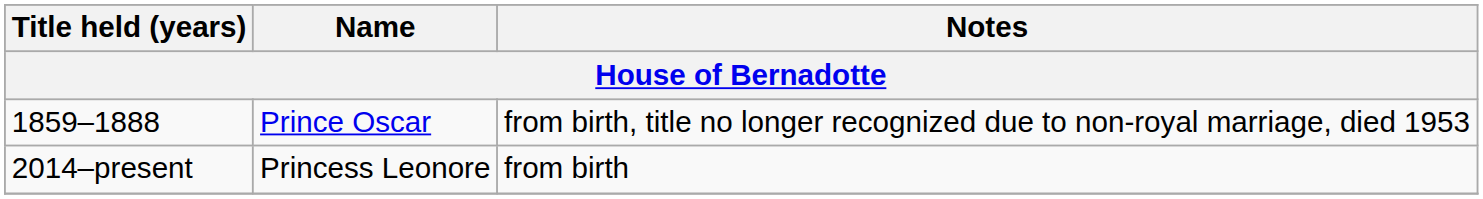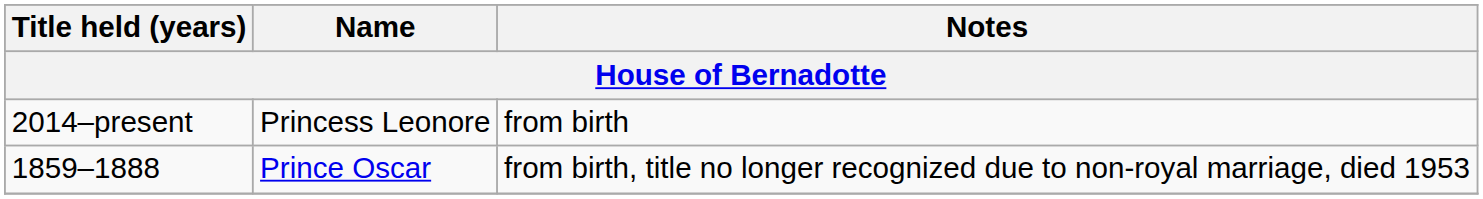rows swapped: (86, 121) <-> (102, 168)
